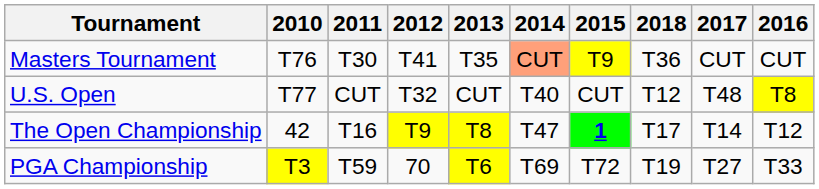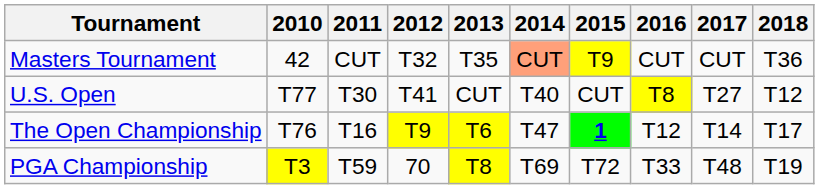columns swapped: (783, 23) <-> (661, 23)
(297, 59) T76 -> (297, 59) 42
(358, 59) T30 -> (358, 59) CUT
(418, 59) T41 -> (418, 59) T32
(358, 95) CUT -> (358, 95) T30
(418, 95) T32 -> (418, 95) T41
(722, 95) T48 -> (722, 95) T27
(297, 130) 42 -> (297, 130) T76
(479, 130) T8 -> (479, 130) T6
(479, 166) T6 -> (479, 166) T8
(722, 166) T27 -> (722, 166) T48
